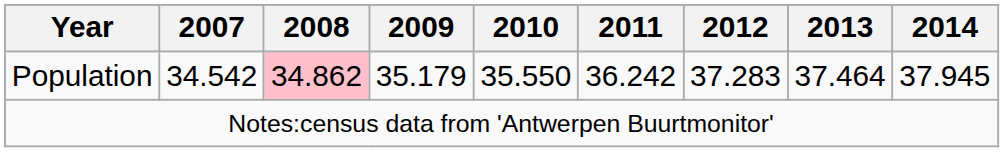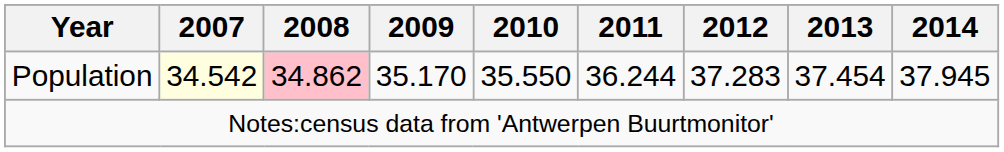(212, 75) no background -> (212, 75) lightyellow background
(421, 75) 35.179 -> (421, 75) 35.170
(631, 75) 36.242 -> (631, 75) 36.244
(840, 75) 37.464 -> (840, 75) 37.454
